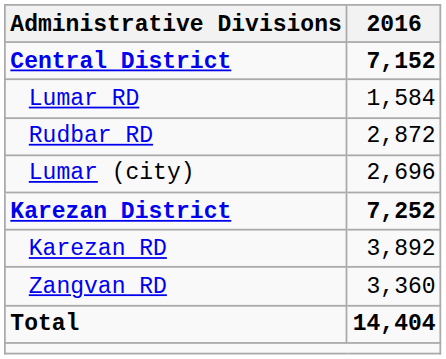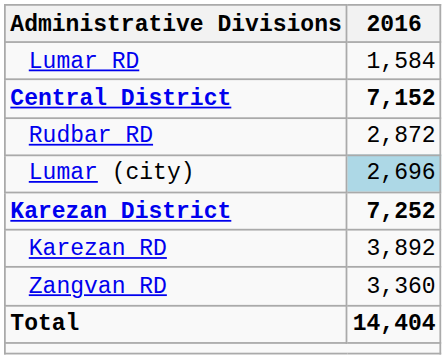rows swapped: (121, 61) <-> (84, 99)
(401, 174) no background -> (401, 174) lightblue background
